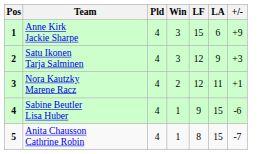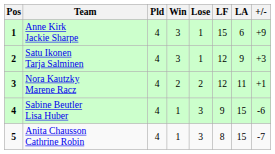+ column: (201, 12)
